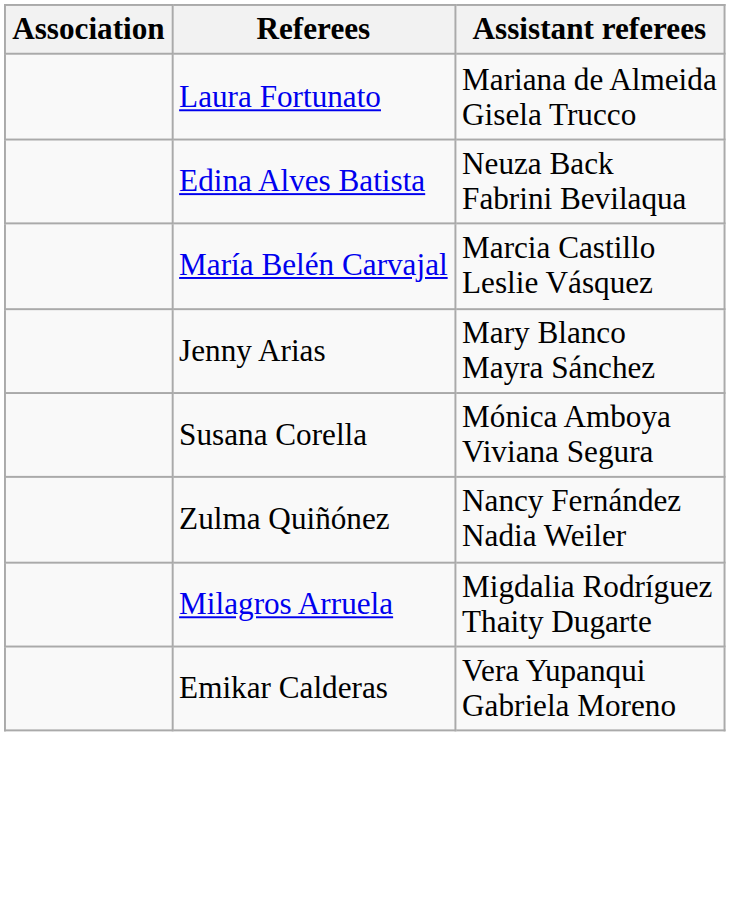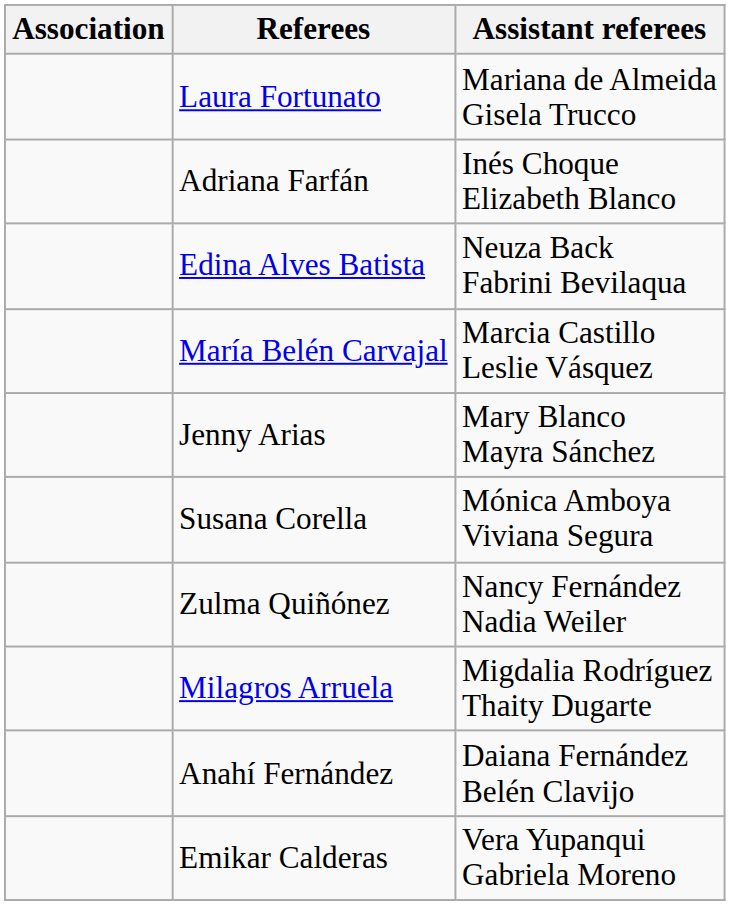+ row: (274, 180)
+ row: (286, 772)
